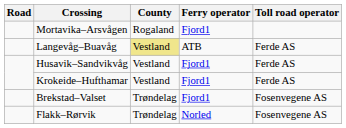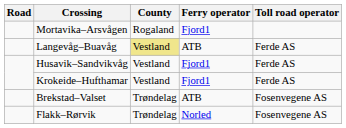(196, 98) Fjord1 -> (192, 98) ATB
